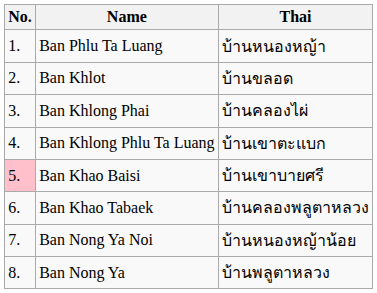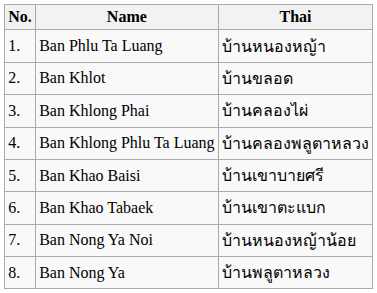(274, 143) บ้านเขาตะแบก -> (295, 143) บ้านคลองพลูตาหลวง
(14, 175) pink background -> (14, 175) no background
(295, 208) บ้านคลองพลูตาหลวง -> (274, 208) บ้านเขาตะแบก
